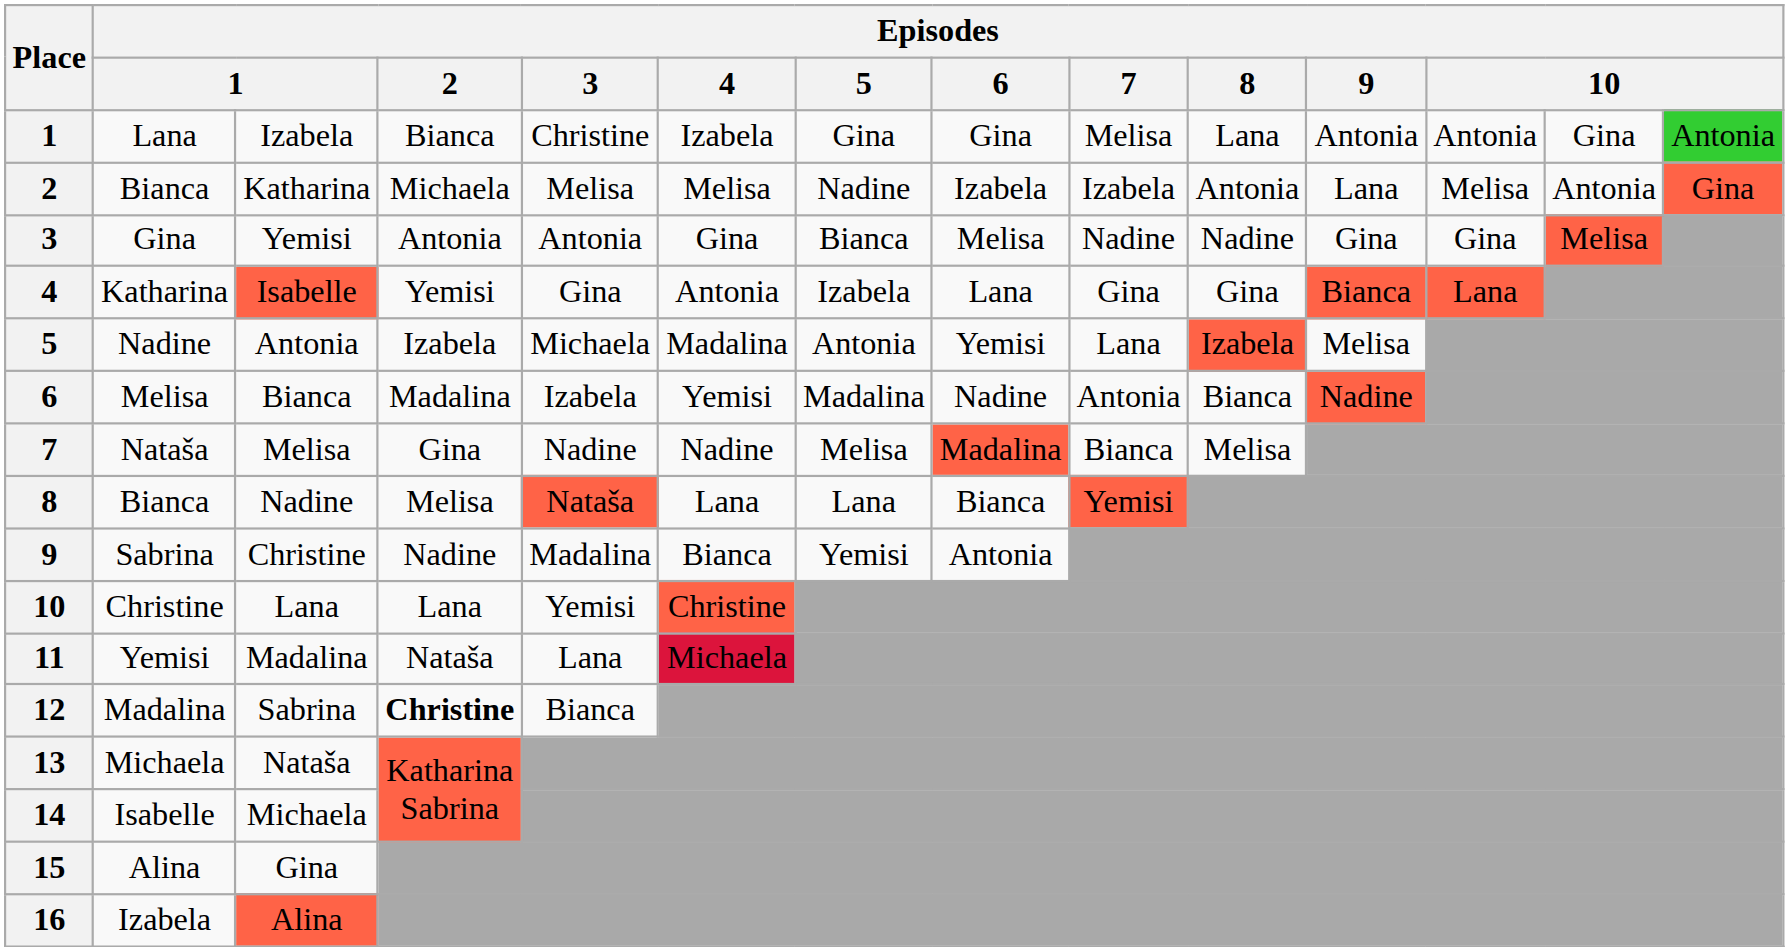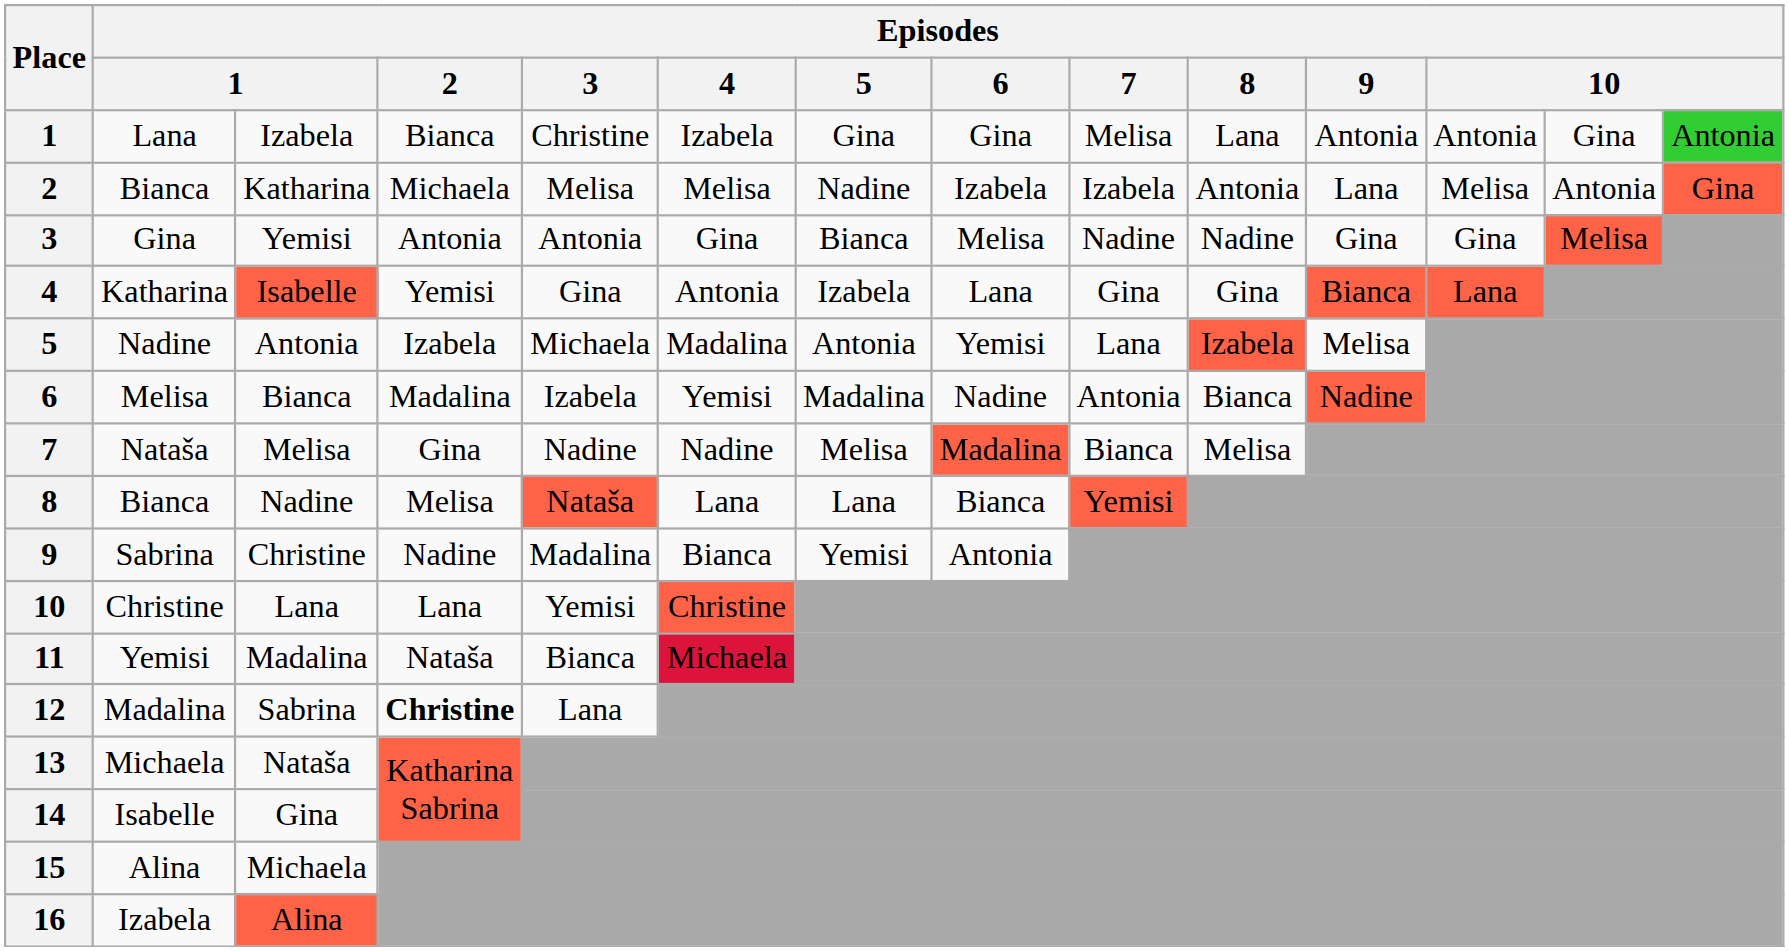(590, 657) Lana -> (590, 657) Bianca
(590, 710) Bianca -> (590, 710) Lana
(307, 814) Michaela -> (307, 814) Gina
(307, 866) Gina -> (307, 866) Michaela
